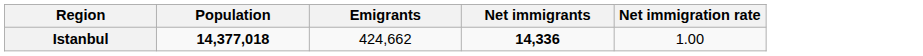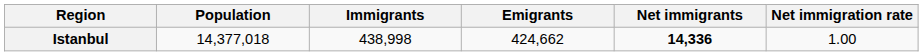+ column: (385, 16)
(233, 39) bold -> (233, 39) normal
